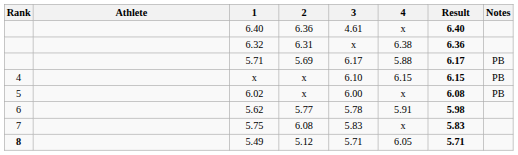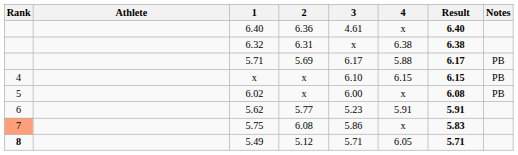(456, 45) 6.36 -> (456, 45) 6.38
(353, 110) 5.78 -> (353, 110) 5.23
(456, 110) 5.98 -> (456, 110) 5.91
(19, 126) no background -> (19, 126) lightsalmon background
(353, 126) 5.83 -> (353, 126) 5.86
